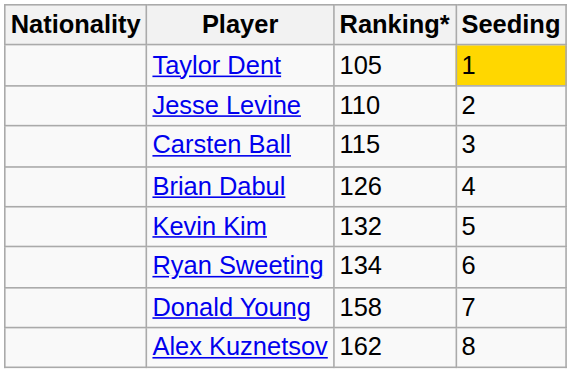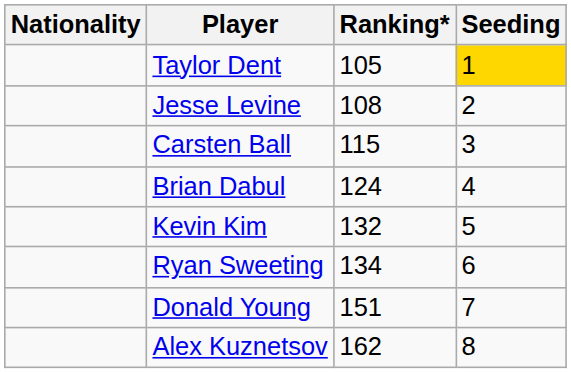(360, 105) 110 -> (361, 105) 108
(361, 186) 126 -> (361, 186) 124
(361, 307) 158 -> (361, 307) 151
